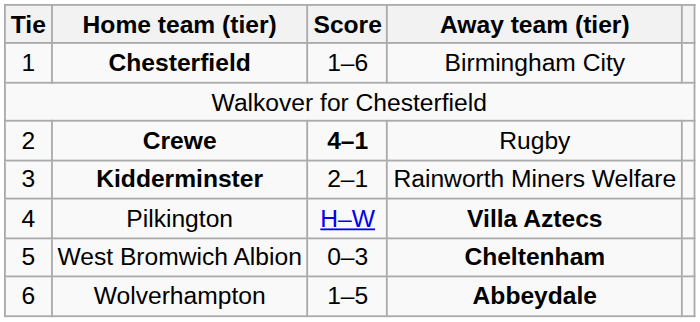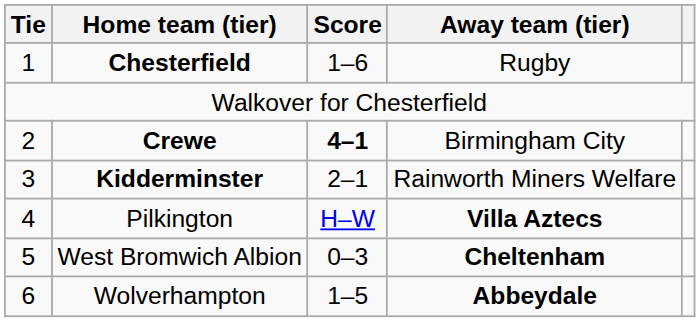(535, 63) Birmingham City -> (535, 63) Rugby
(535, 140) Rugby -> (535, 140) Birmingham City
